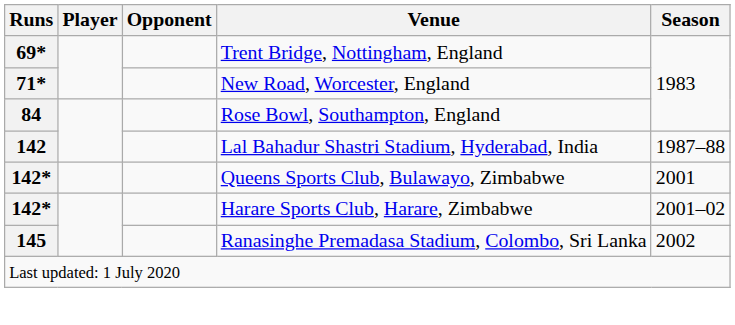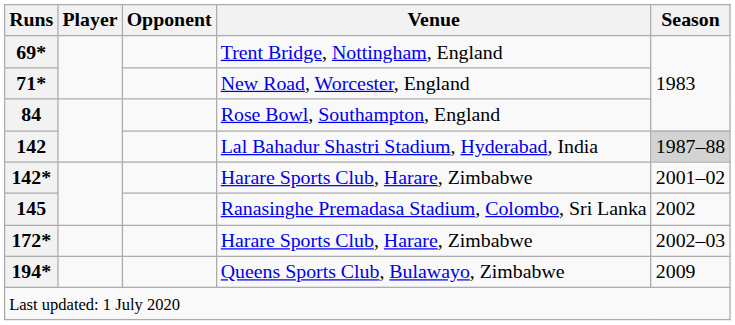(691, 146) no background -> (691, 146) lightgrey background
- row: (31, 177)
+ row: (31, 240)
+ row: (31, 271)
